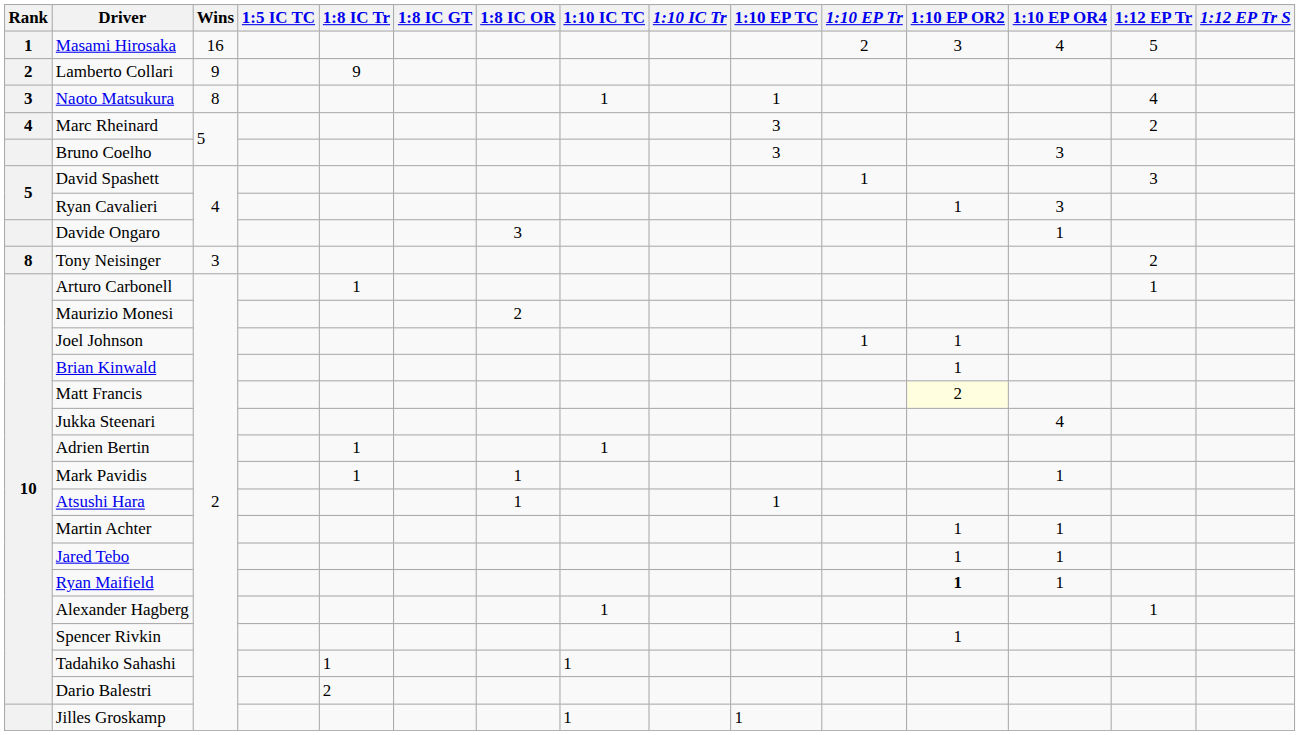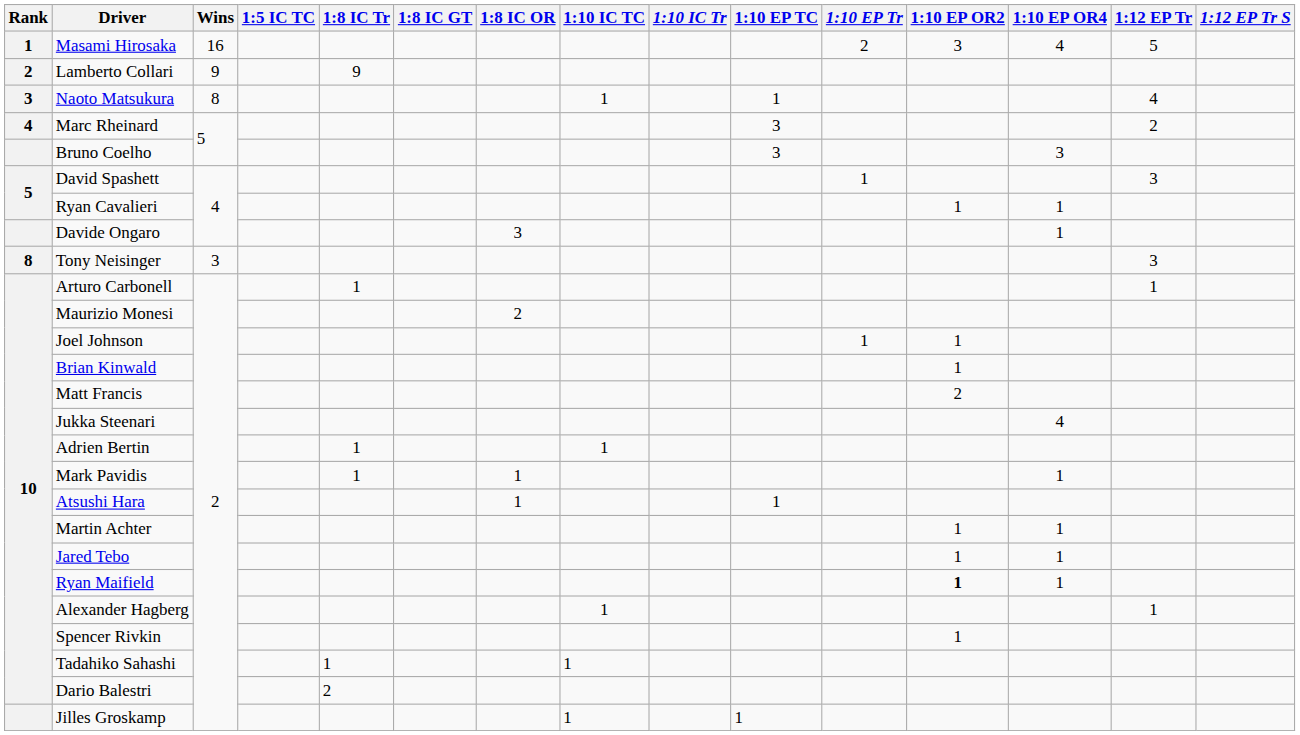(1060, 206) 3 -> (1060, 206) 1
(1153, 260) 2 -> (1153, 260) 3
(958, 394) lightyellow background -> (958, 394) no background
